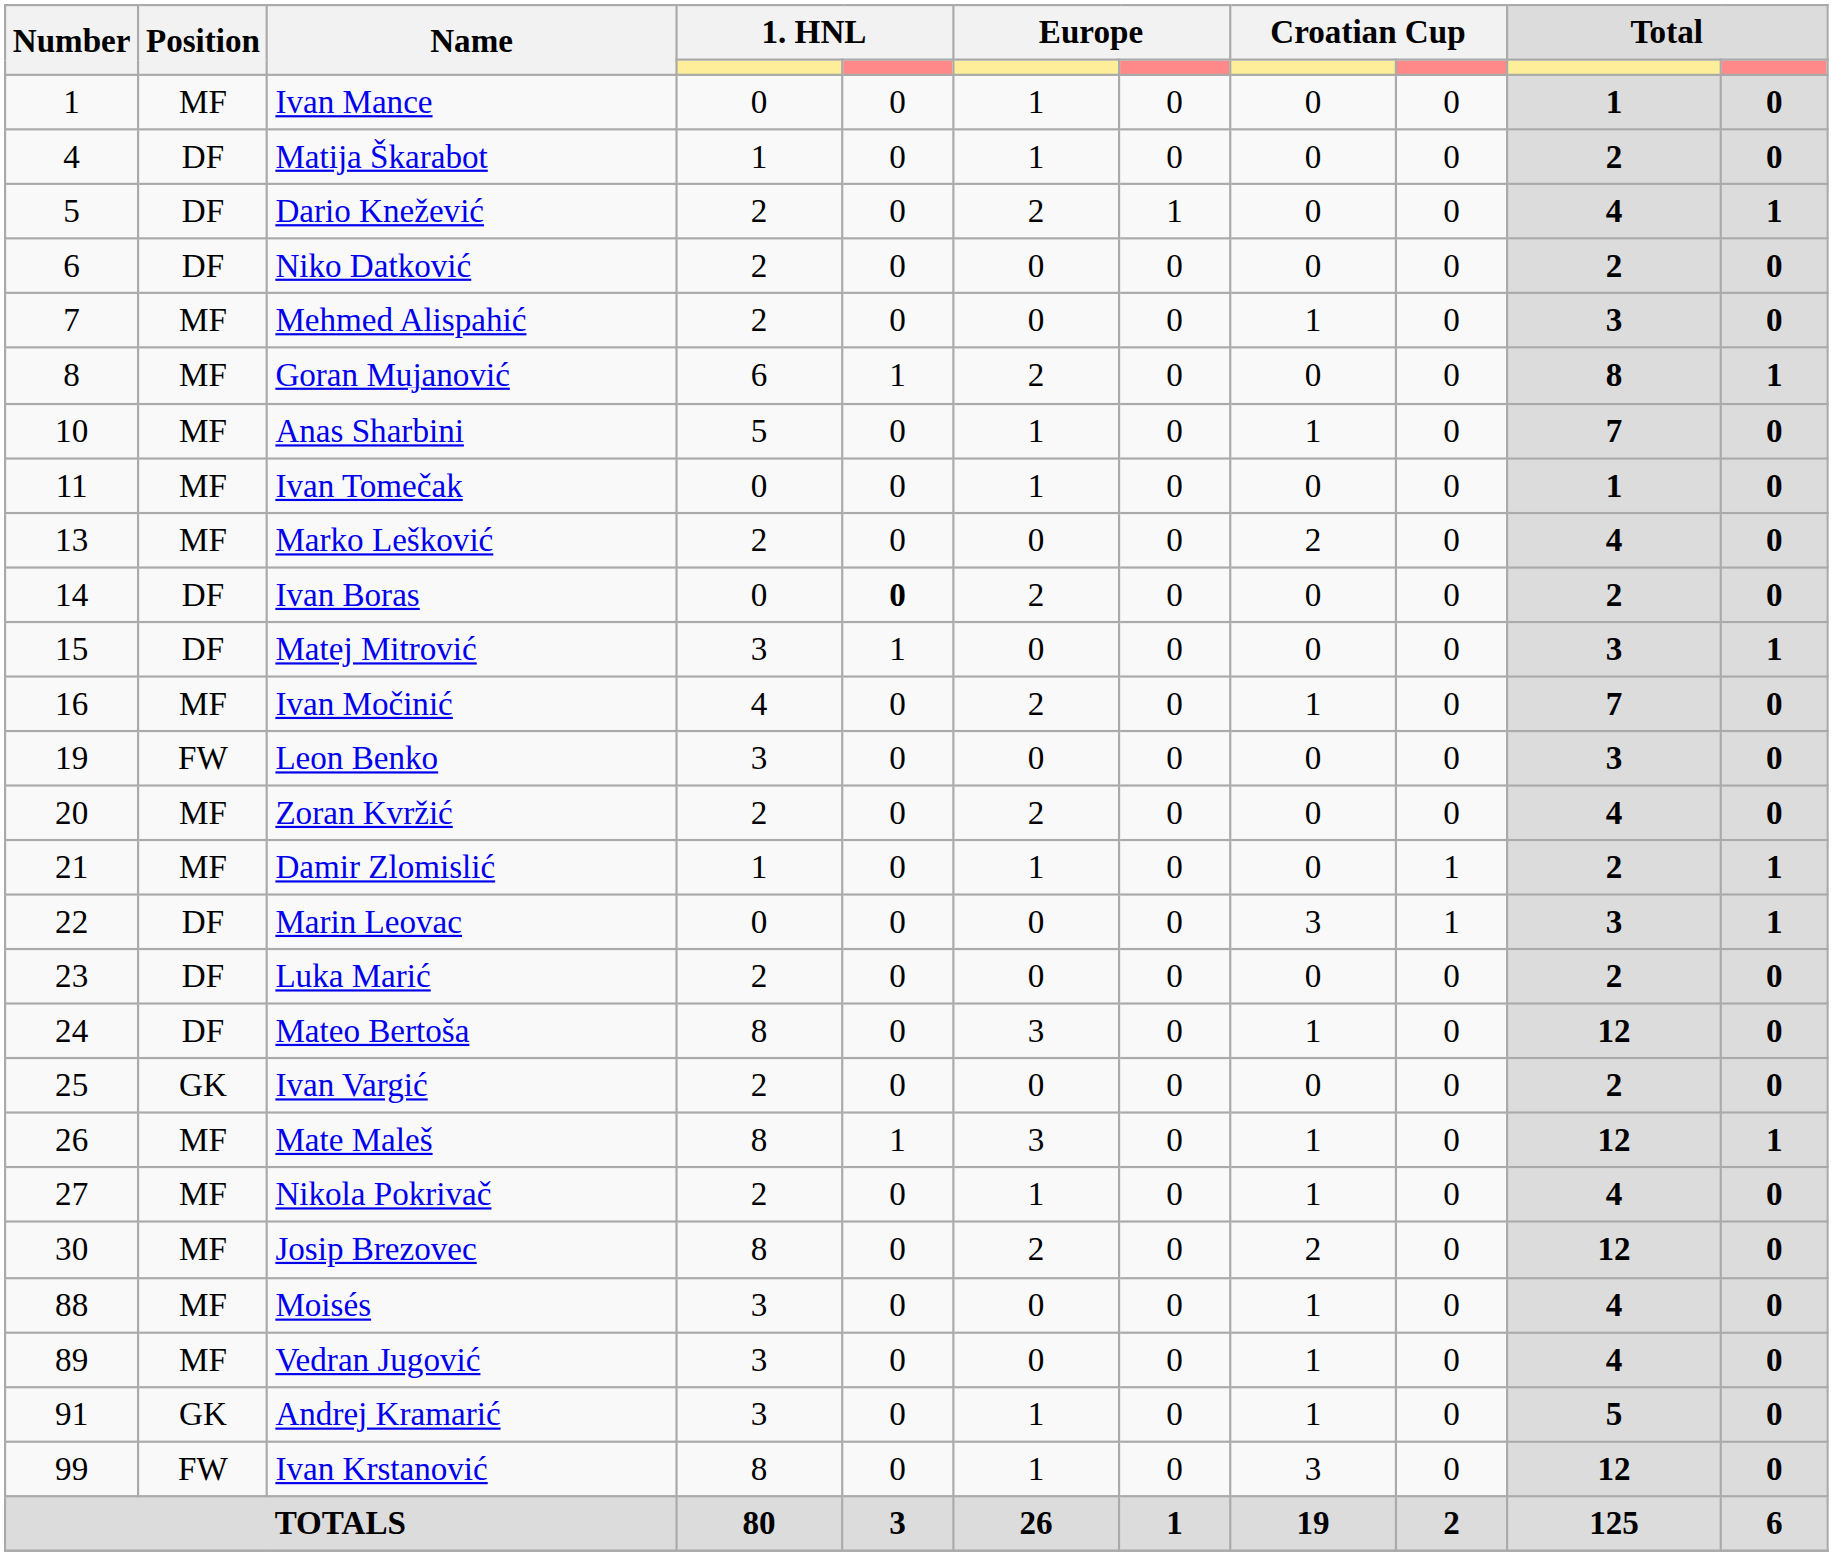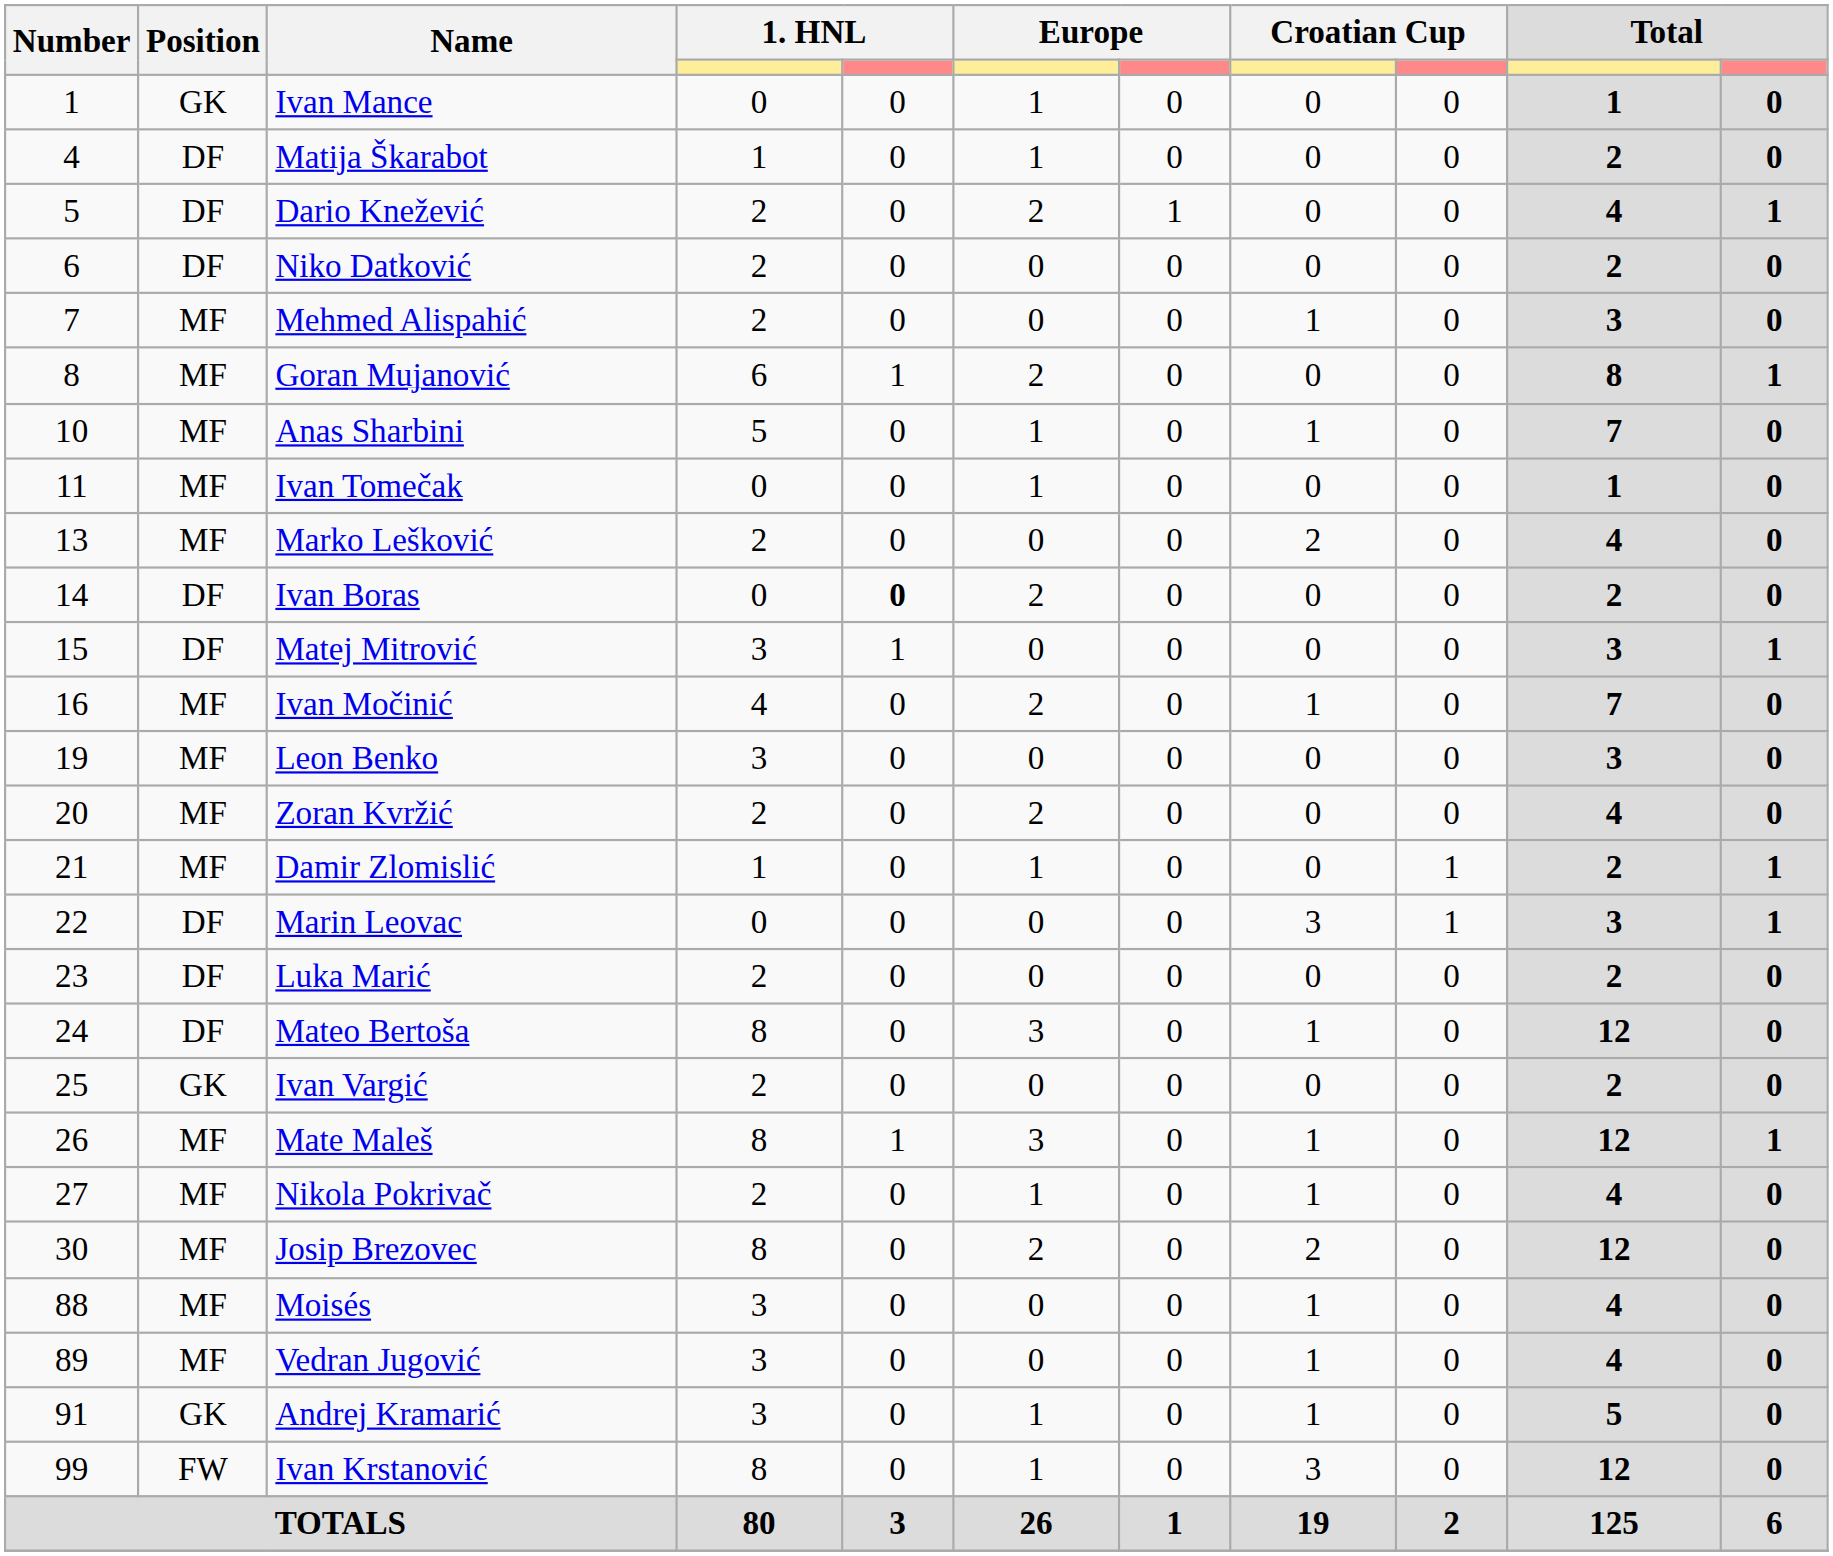(203, 102) MF -> (203, 102) GK
(203, 757) FW -> (203, 757) MF
